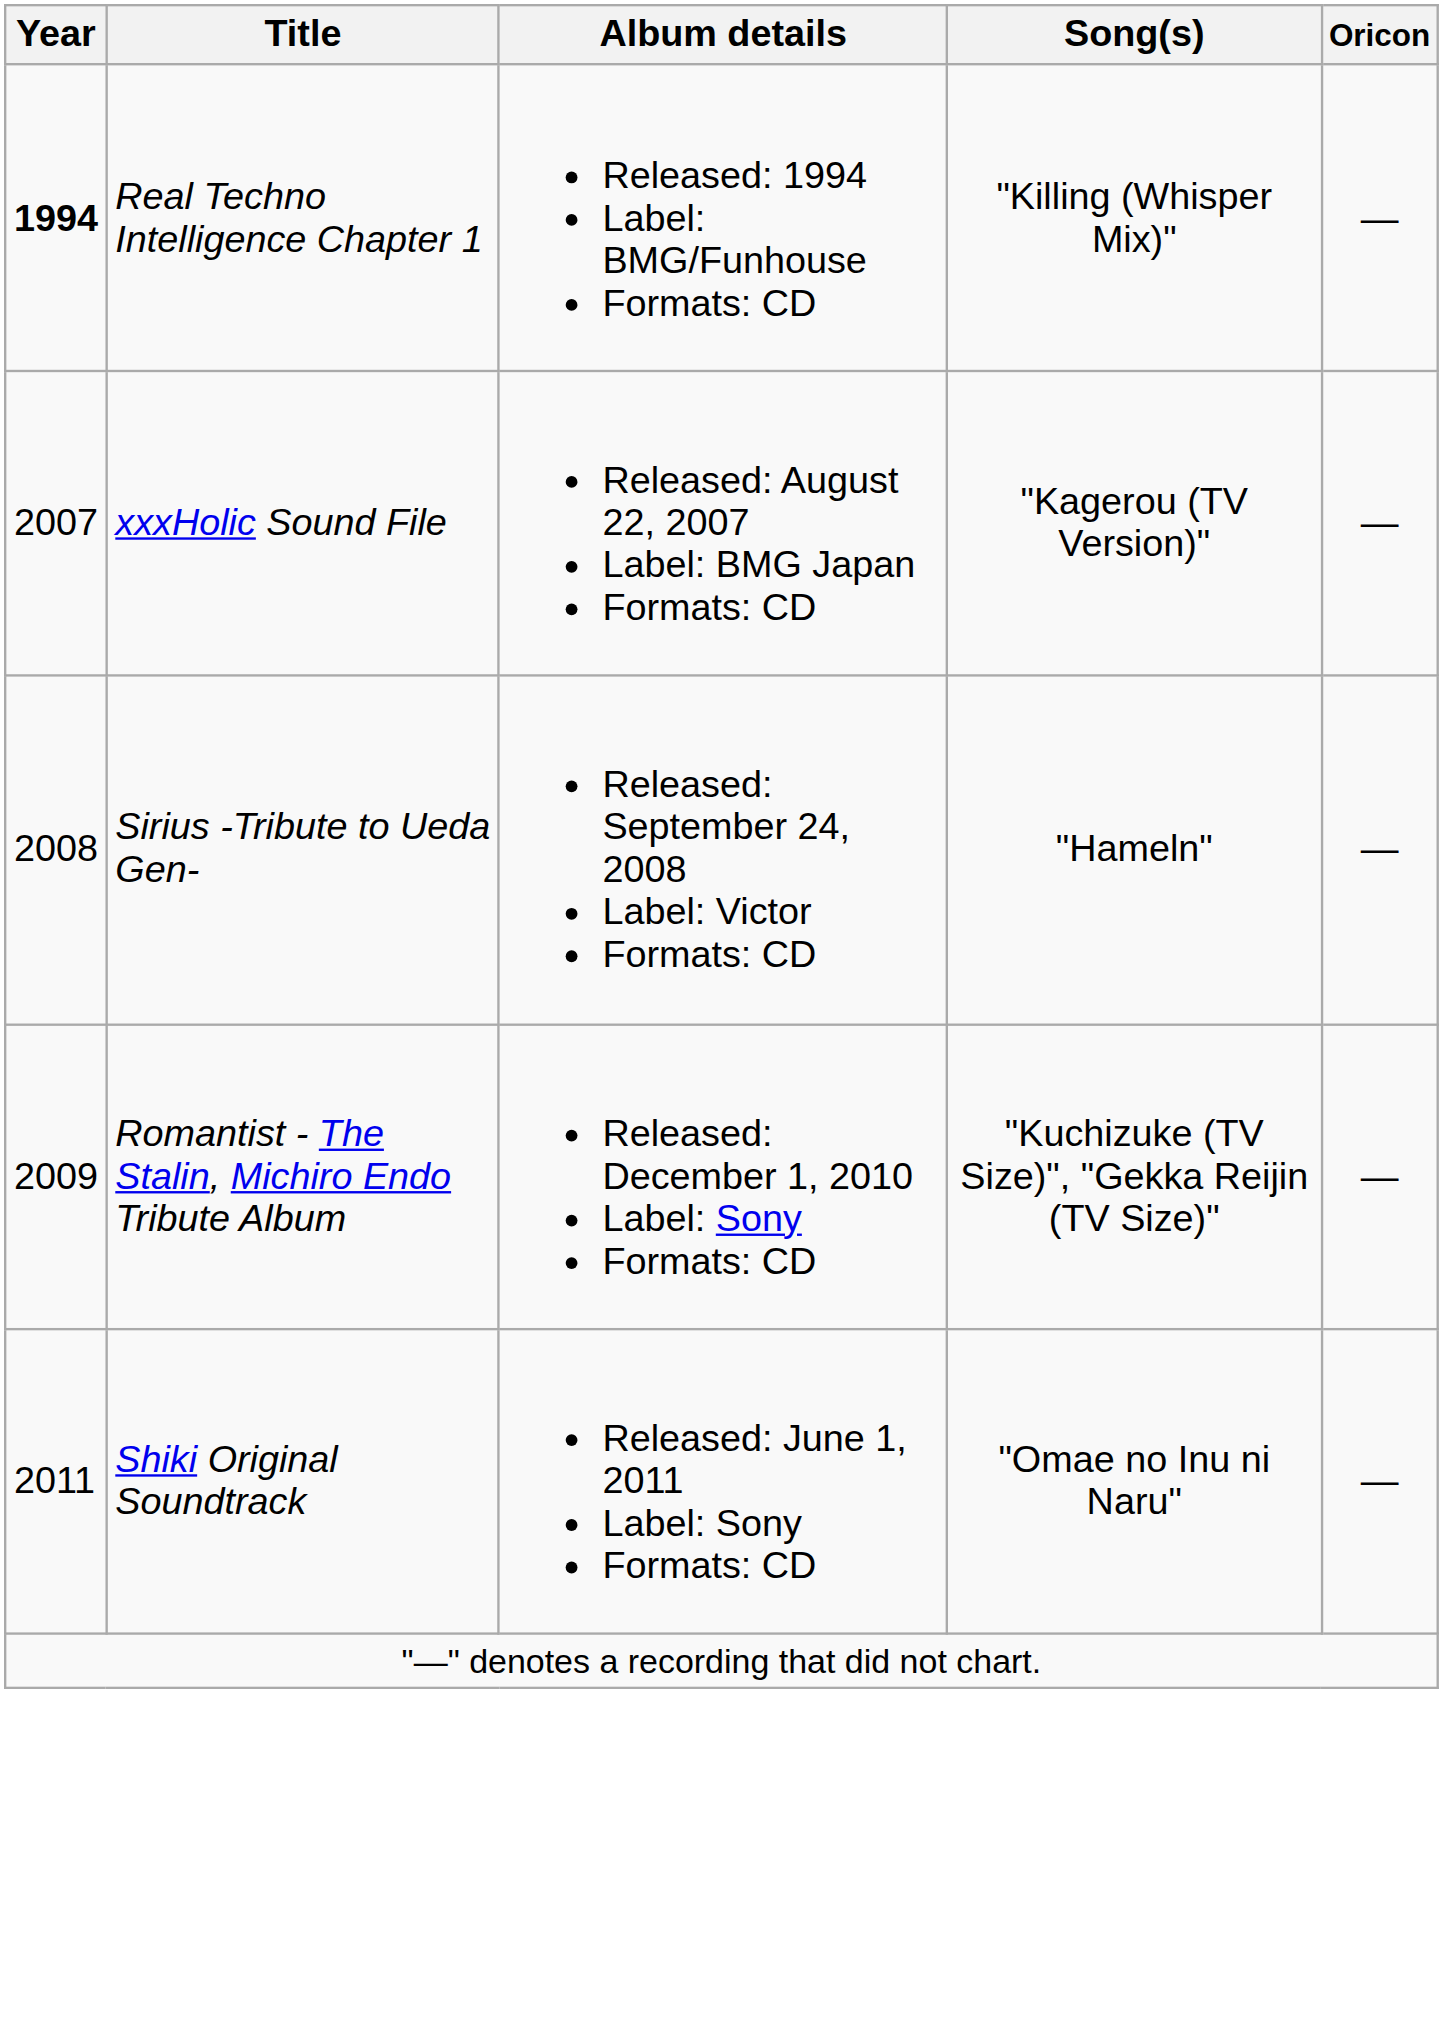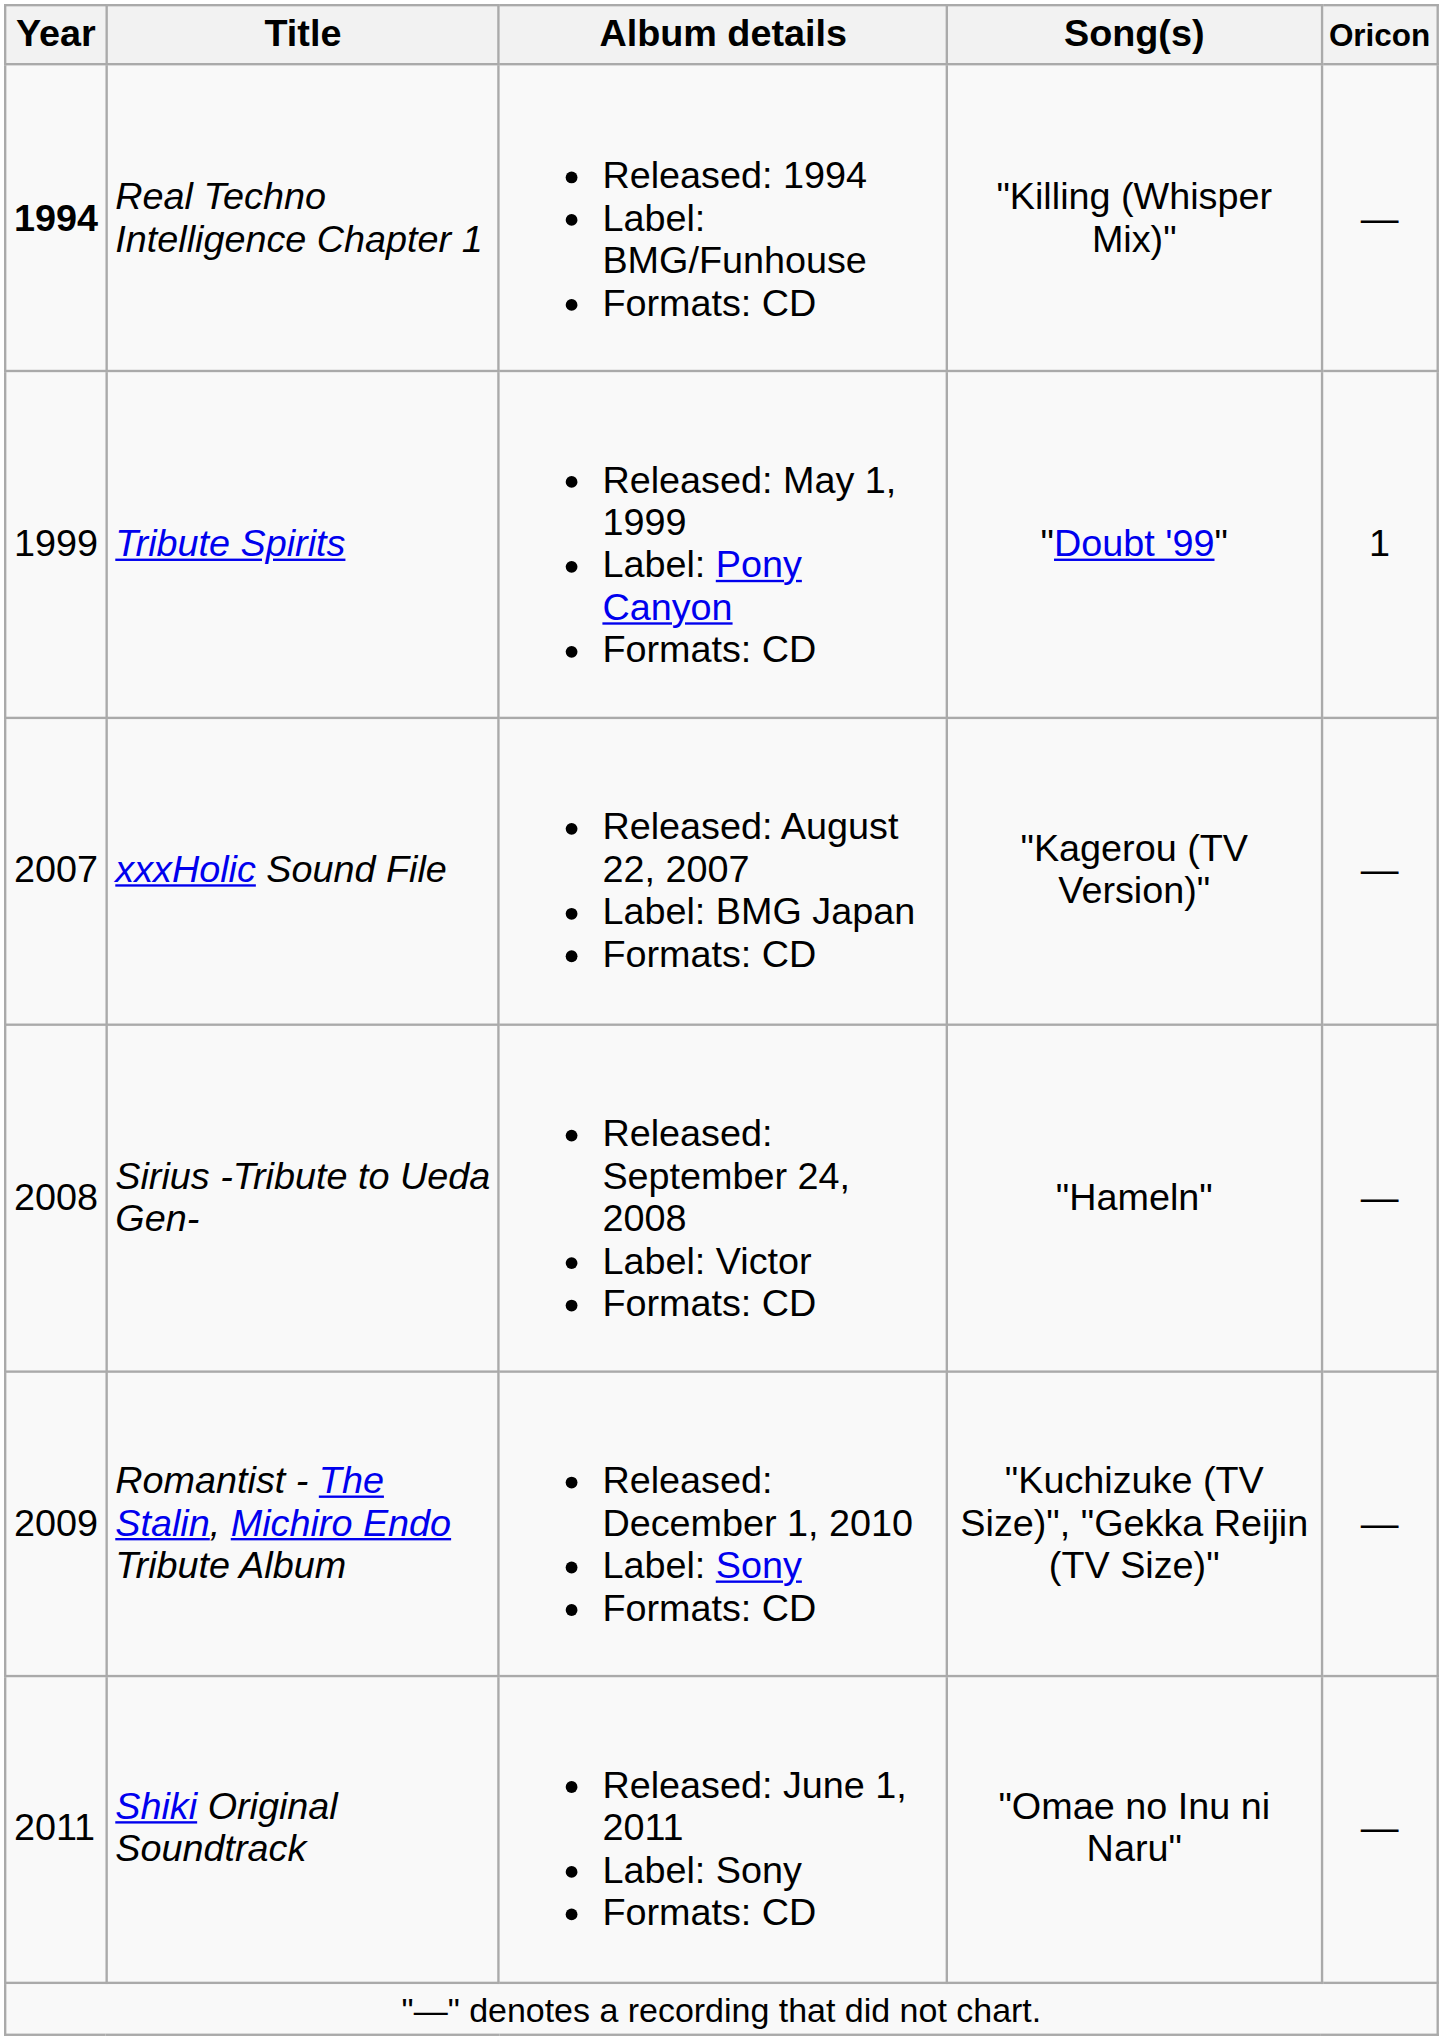+ row: (230, 543)
